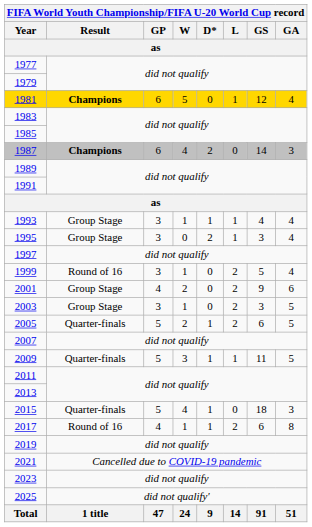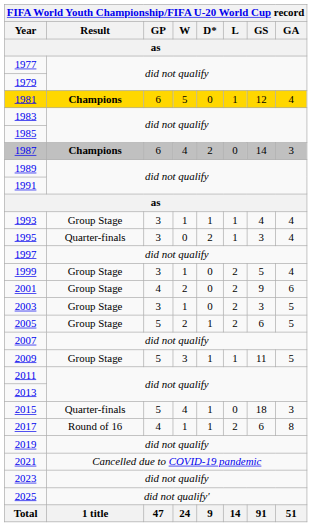(95, 237) Group Stage -> (95, 237) Quarter-finals
(95, 271) Round of 16 -> (95, 271) Group Stage
(95, 323) Quarter-finals -> (95, 323) Group Stage
(95, 358) Quarter-finals -> (95, 358) Group Stage
